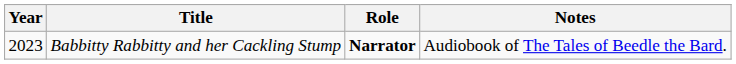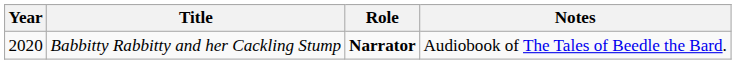(26, 45) 2023 -> (26, 45) 2020
